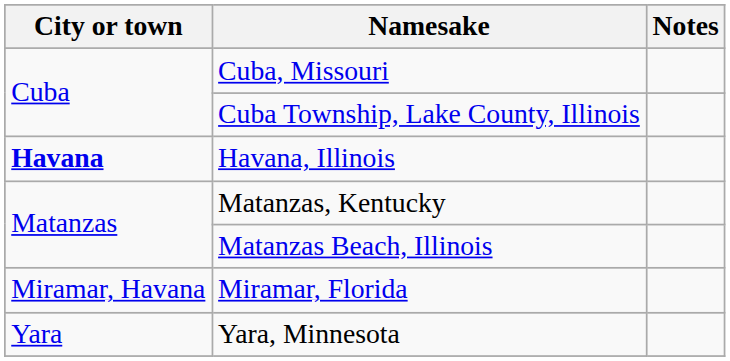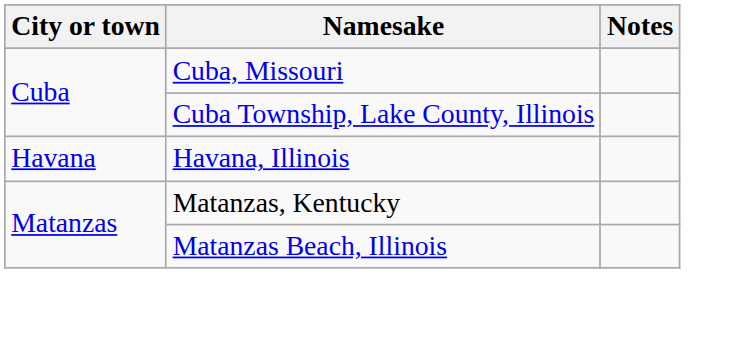(57, 158) bold -> (54, 158) normal
- row: (313, 289)
- row: (309, 333)
